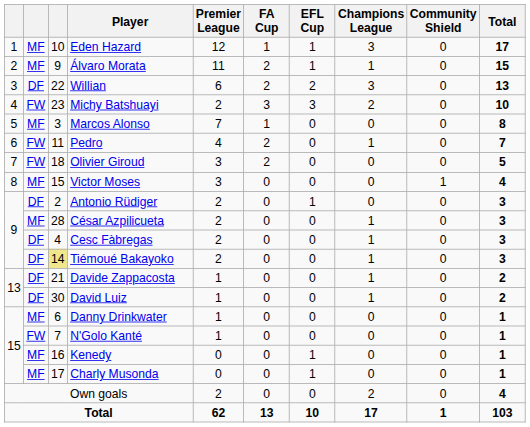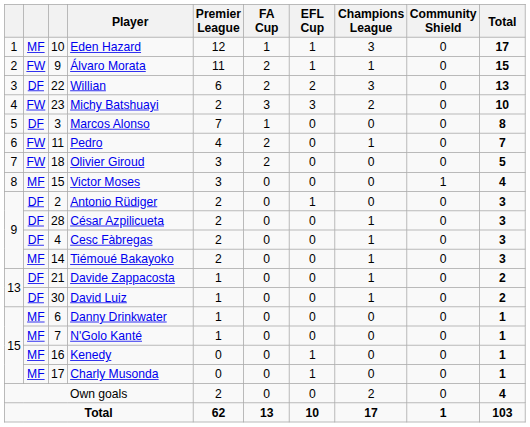(36, 66) MF -> (36, 66) FW
(36, 124) MF -> (36, 124) DF
(36, 220) MF -> (36, 220) DF
(36, 259) DF -> (36, 259) MF
(58, 259) khaki background -> (58, 259) no background
(36, 336) FW -> (36, 336) MF
